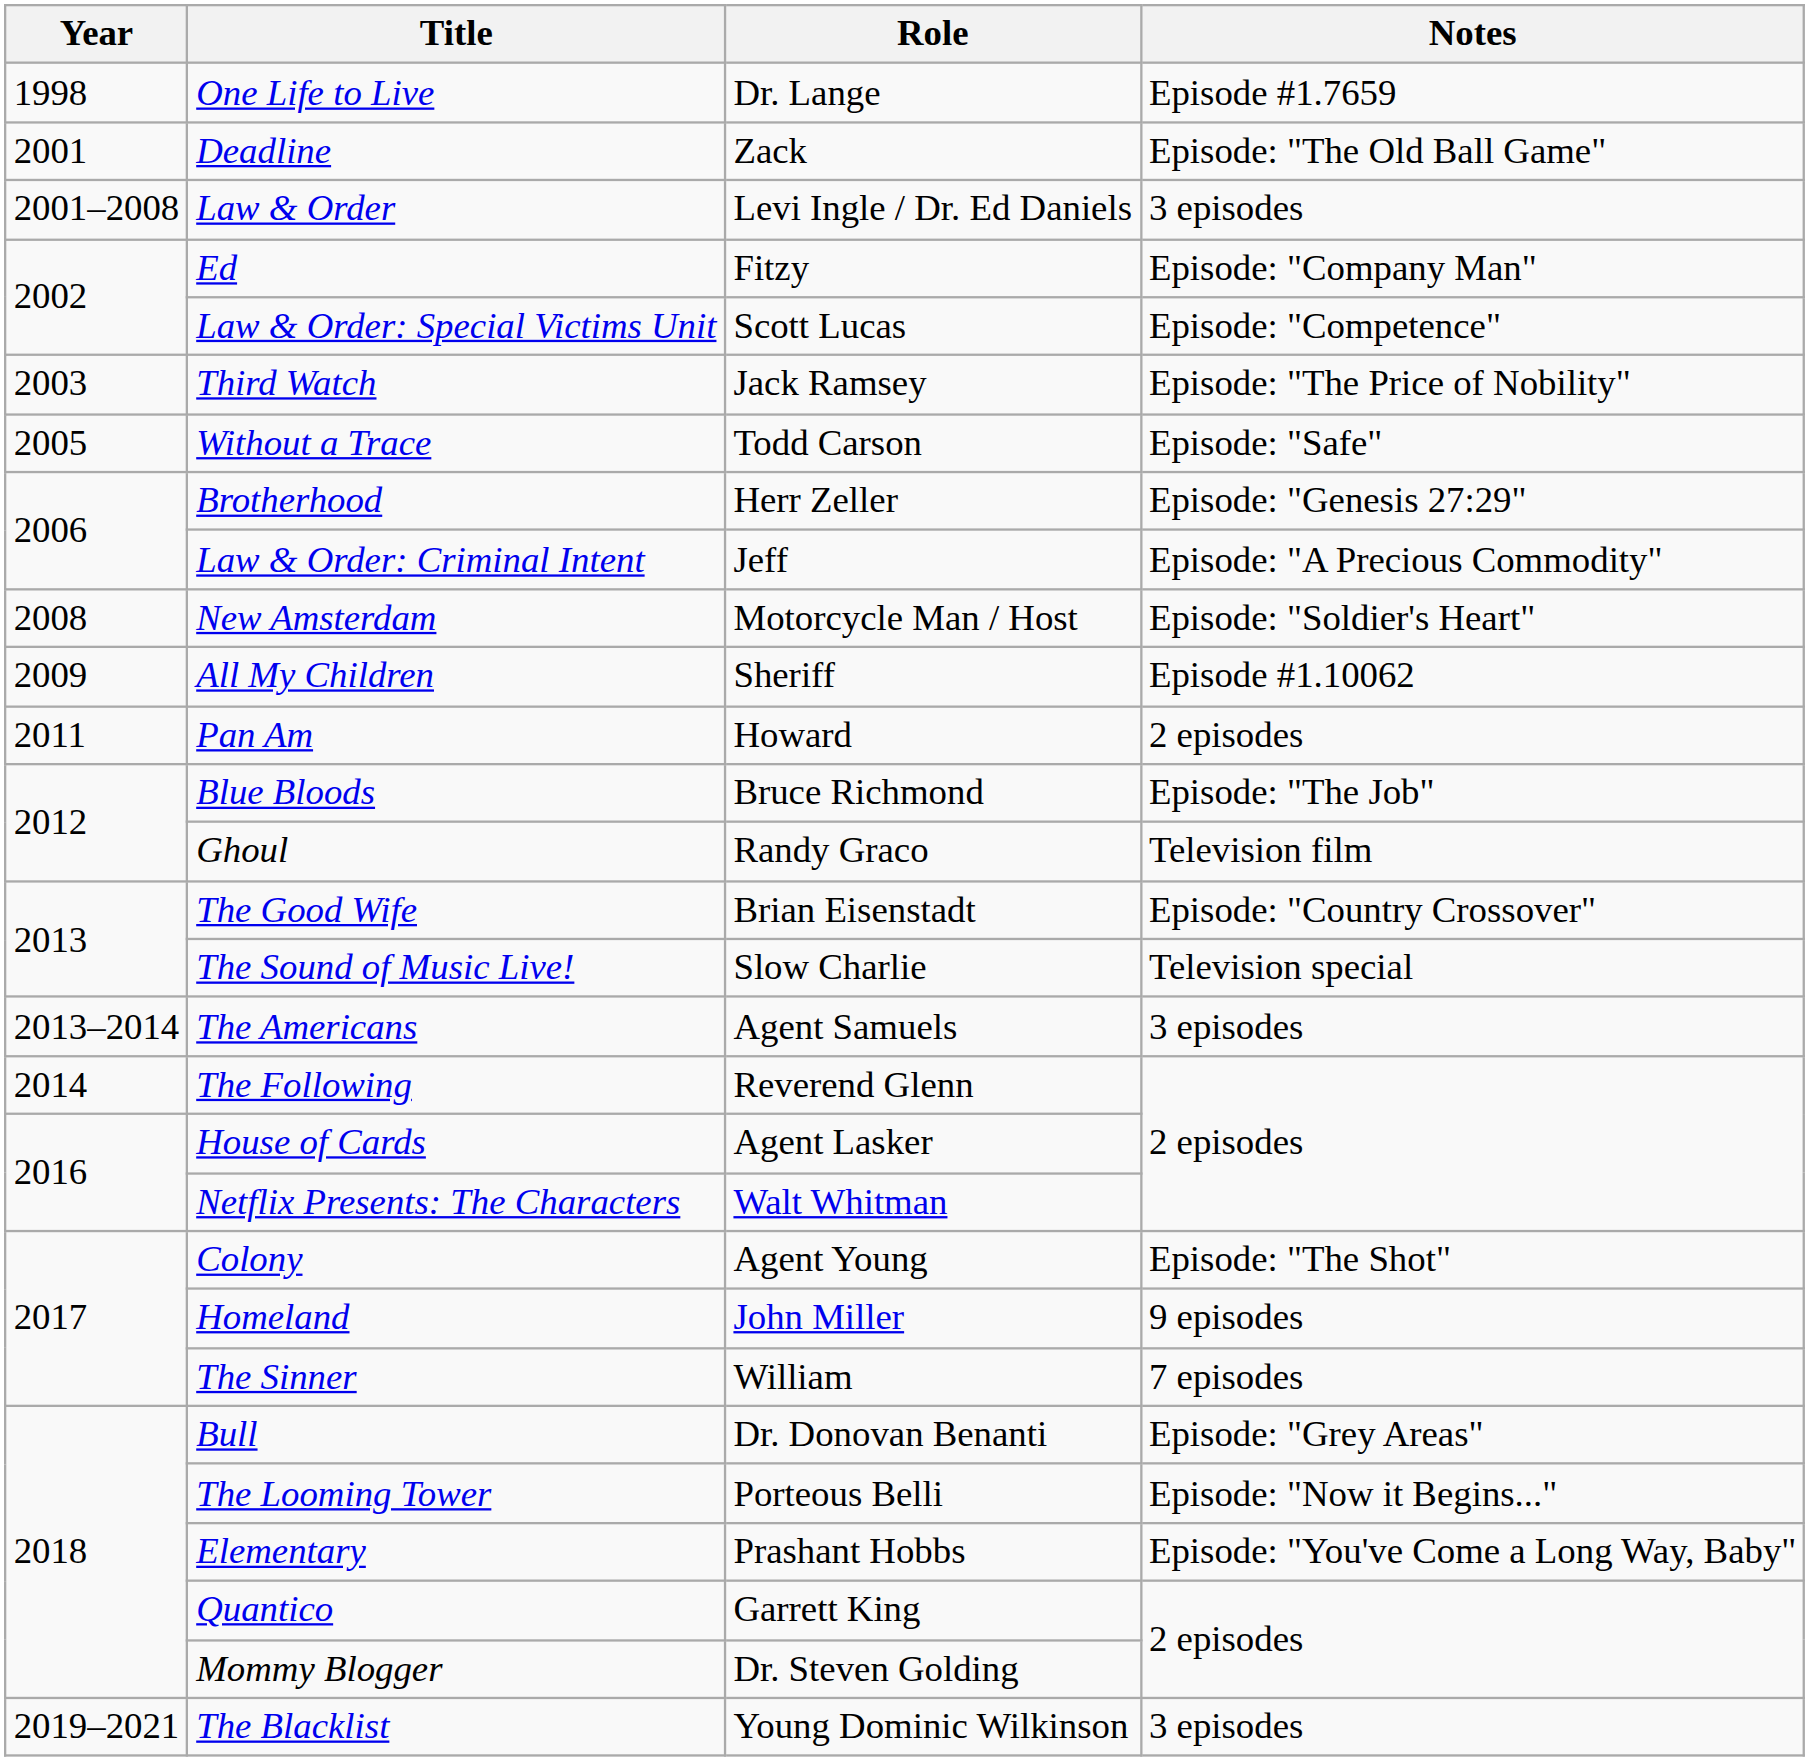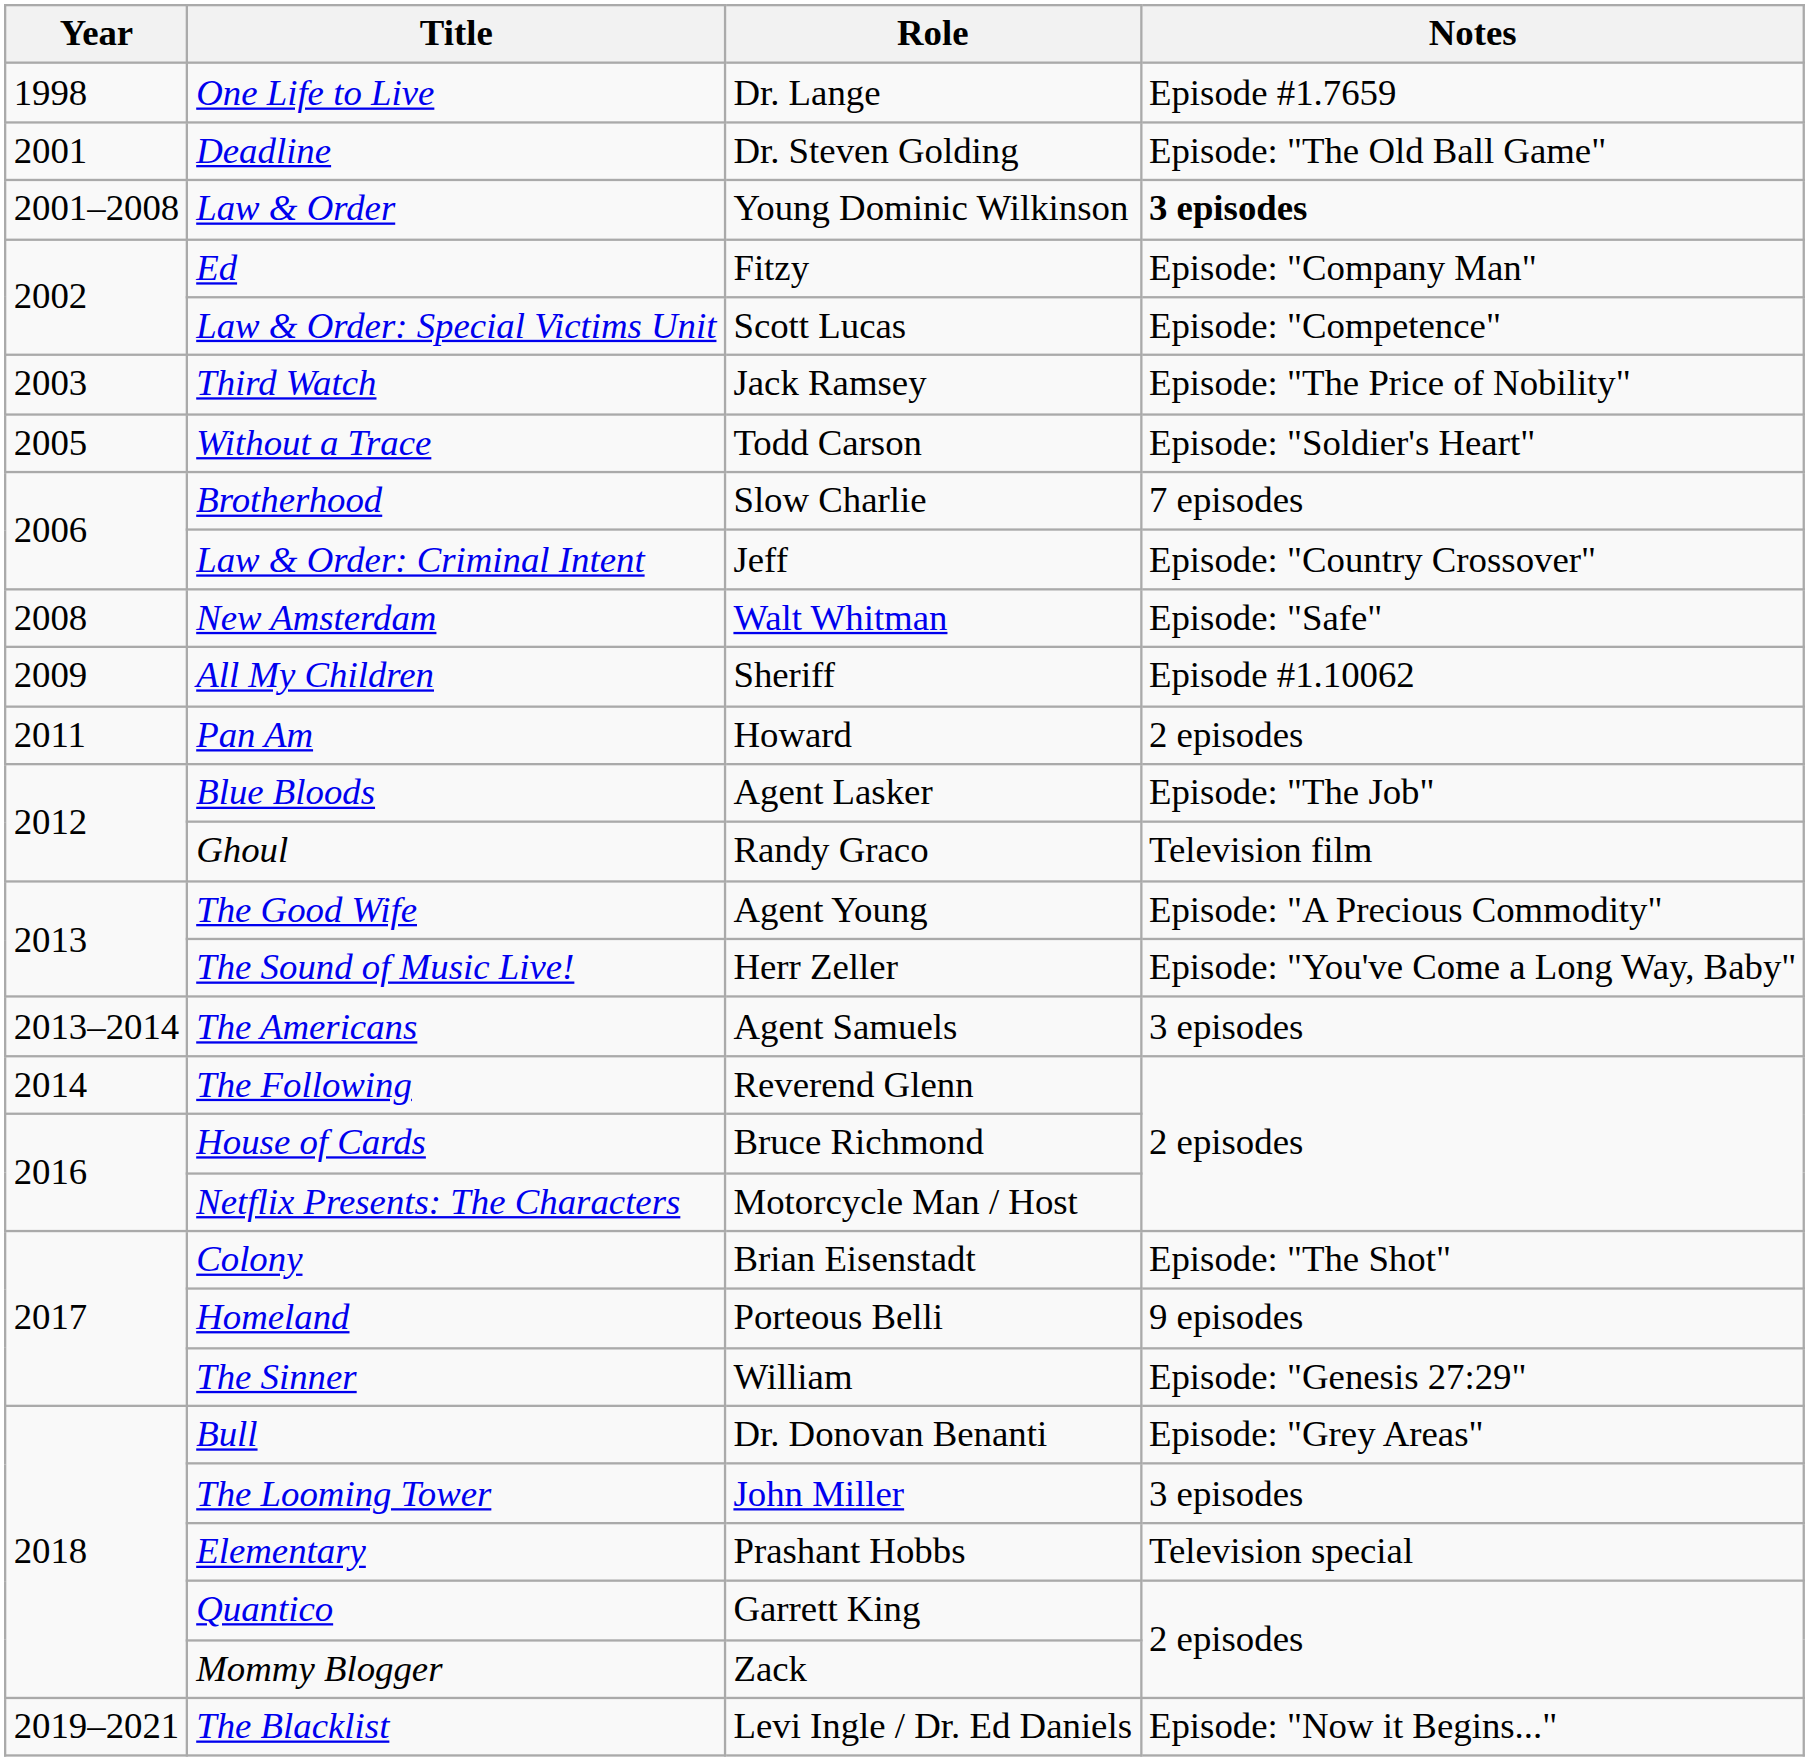(770, 150) Zack -> (876, 150) Dr. Steven Golding
(933, 208) Levi Ingle / Dr. Ed Daniels -> (931, 208) Young Dominic Wilkinson
(1226, 208) normal -> (1228, 208) bold
(1266, 442) Episode: "Safe" -> (1342, 442) Episode: "Soldier's Heart"
(816, 500) Herr Zeller -> (830, 500) Slow Charlie
(1338, 500) Episode: "Genesis 27:29" -> (1226, 500) 7 episodes
(1406, 558) Episode: "A Precious Commodity" -> (1373, 558) Episode: "Country Crossover"
(906, 617) Motorcycle Man / Host -> (840, 617) Walt Whitman
(1342, 617) Episode: "Soldier's Heart" -> (1266, 617) Episode: "Safe"
(859, 792) Bruce Richmond -> (833, 792) Agent Lasker
(855, 909) Brian Eisenstadt -> (831, 909) Agent Young
(1373, 909) Episode: "Country Crossover" -> (1406, 909) Episode: "A Precious Commodity"
(830, 967) Slow Charlie -> (816, 967) Herr Zeller
(1281, 967) Television special -> (1473, 967) Episode: "You've Come a Long Way, Baby"
(833, 1142) Agent Lasker -> (859, 1142) Bruce Richmond
(840, 1200) Walt Whitman -> (906, 1200) Motorcycle Man / Host
(831, 1259) Agent Young -> (855, 1259) Brian Eisenstadt
(819, 1317) John Miller -> (838, 1317) Porteous Belli
(1226, 1376) 7 episodes -> (1338, 1376) Episode: "Genesis 27:29"
(838, 1492) Porteous Belli -> (819, 1492) John Miller
(1353, 1492) Episode: "Now it Begins..." -> (1226, 1492) 3 episodes
(1473, 1551) Episode: "You've Come a Long Way, Baby" -> (1281, 1551) Television special
(876, 1667) Dr. Steven Golding -> (770, 1667) Zack
(931, 1726) Young Dominic Wilkinson -> (933, 1726) Levi Ingle / Dr. Ed Daniels
(1226, 1726) 3 episodes -> (1353, 1726) Episode: "Now it Begins..."
